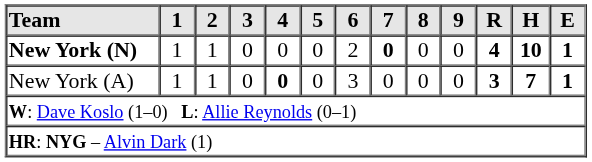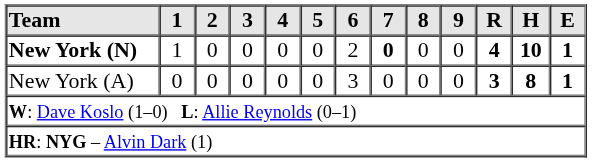(212, 50) 1 -> (212, 50) 0
(177, 80) 1 -> (177, 80) 0
(212, 80) 1 -> (212, 80) 0
(283, 80) bold -> (283, 80) normal
(531, 80) 7 -> (531, 80) 8
